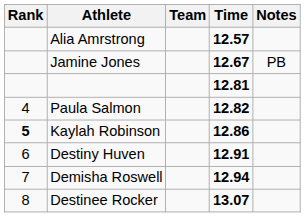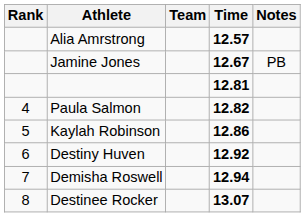(26, 131) bold -> (26, 131) normal
(231, 154) 12.91 -> (231, 154) 12.92
